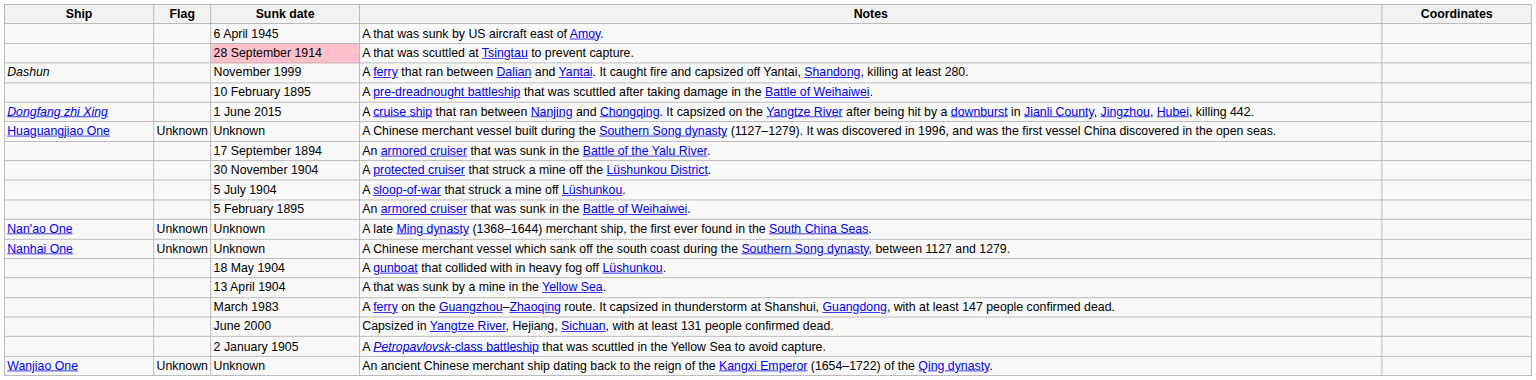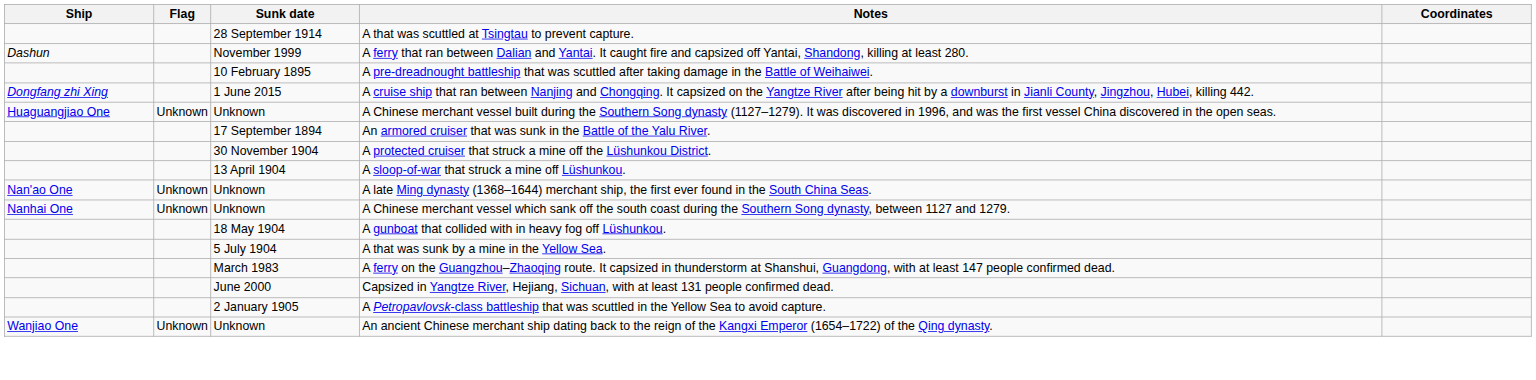- row: (483, 33)
(268, 53) pink background -> (268, 33) no background
(245, 190) 5 July 1904 -> (250, 170) 13 April 1904
- row: (526, 209)
(250, 287) 13 April 1904 -> (245, 248) 5 July 1904
